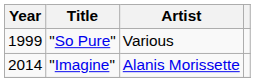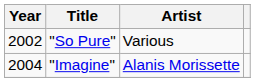(25, 41) 1999 -> (25, 41) 2002
(25, 65) 2014 -> (25, 65) 2004
